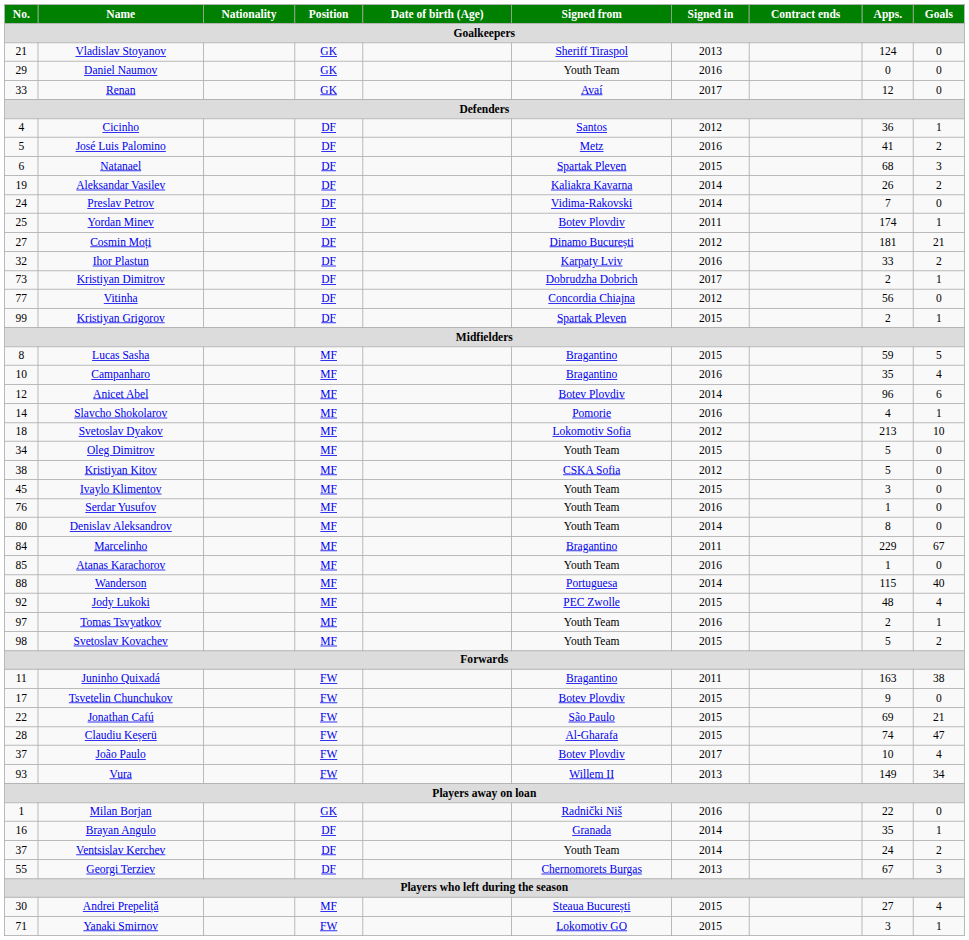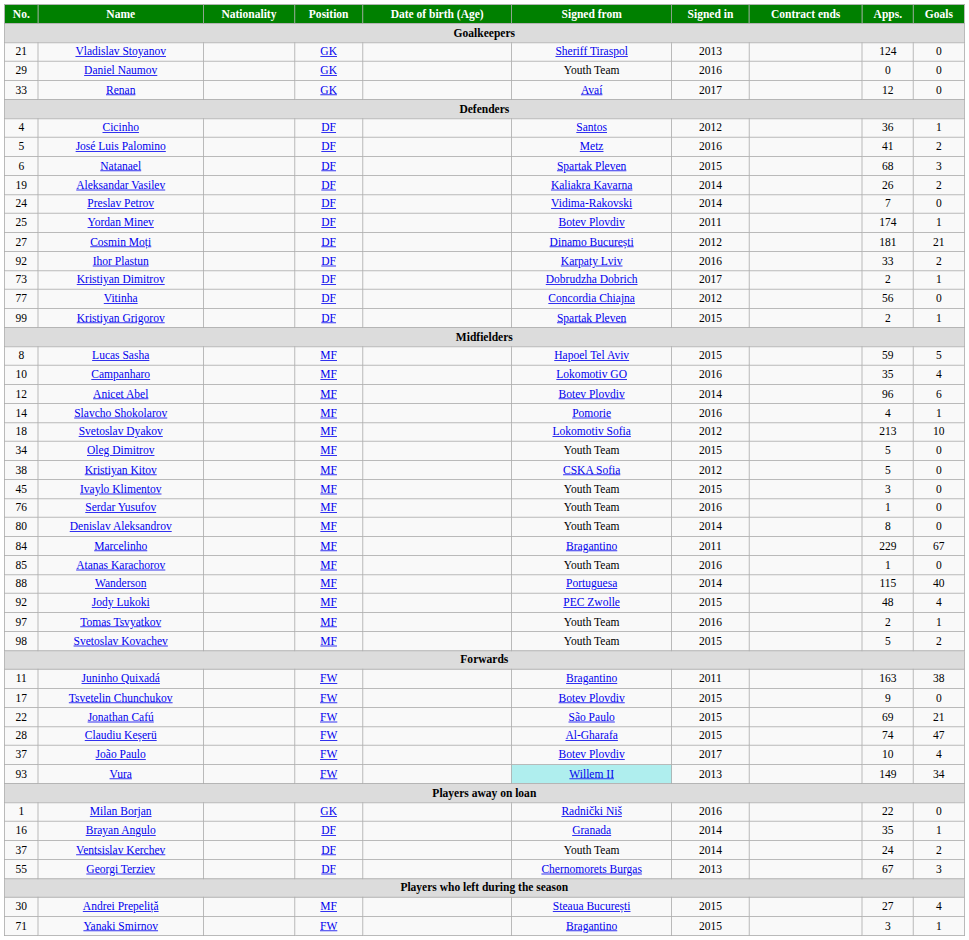(21, 261) 32 -> (21, 261) 92
(592, 356) Bragantino -> (592, 356) Hapoel Tel Aviv
(592, 375) Bragantino -> (592, 375) Lokomotiv GO
(592, 774) no background -> (592, 774) paleturquoise background
(592, 926) Lokomotiv GO -> (592, 926) Bragantino
